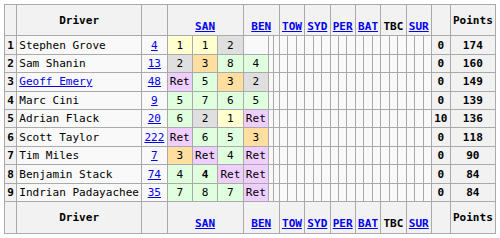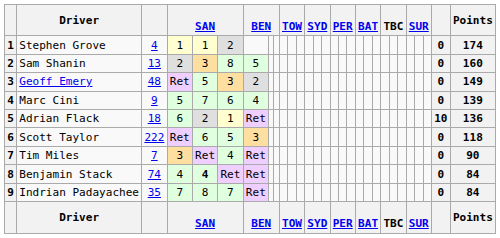(256, 64) 4 -> (256, 64) 5
(256, 100) 5 -> (256, 100) 4
(154, 119) 20 -> (154, 119) 18
